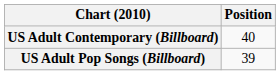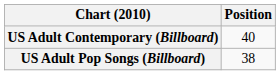(248, 59) 39 -> (248, 59) 38
